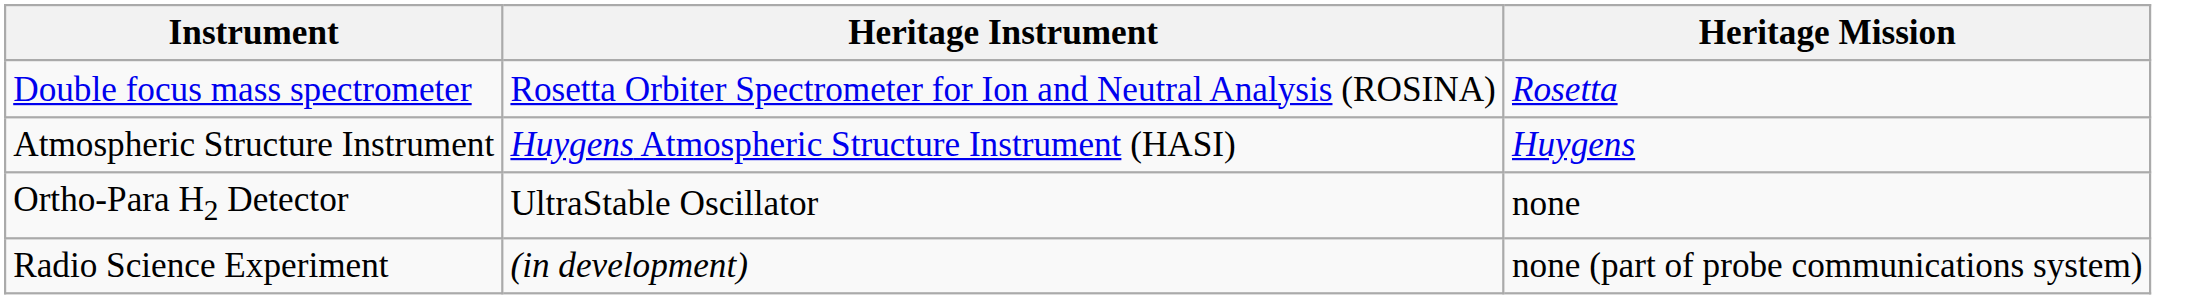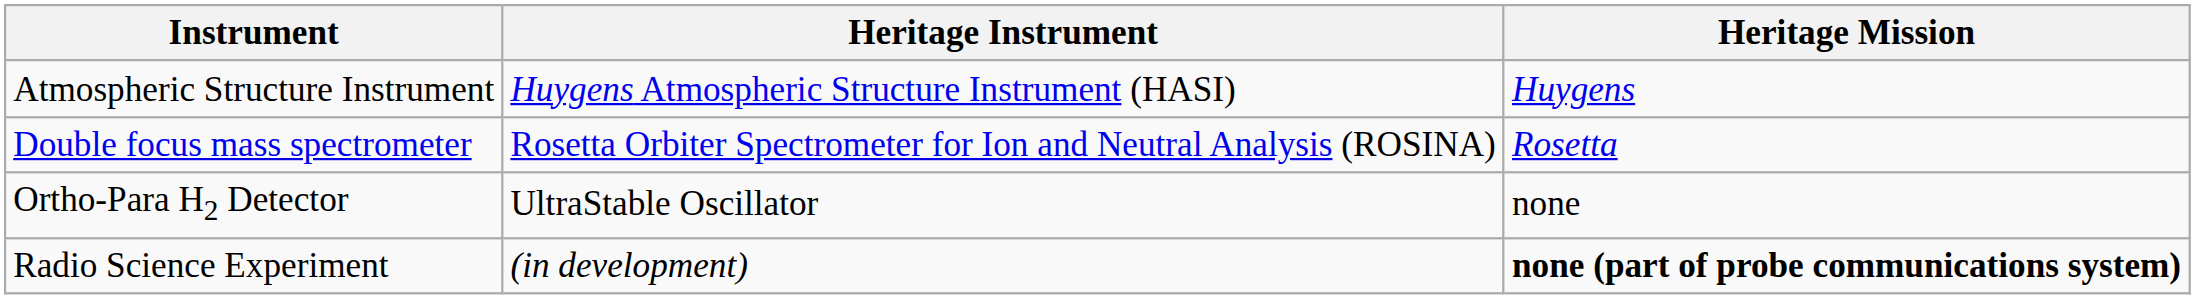rows swapped: (242, 88) <-> (254, 144)
(1827, 264) normal -> (1847, 264) bold
